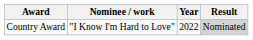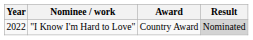columns swapped: (189, 12) <-> (36, 12)
